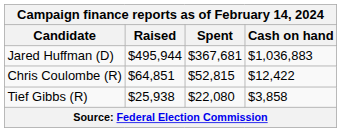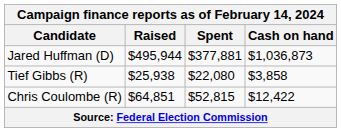(215, 55) $367,681 -> (215, 55) $377,881
(280, 55) $1,036,883 -> (280, 55) $1,036,873
rows swapped: (65, 76) <-> (47, 96)
